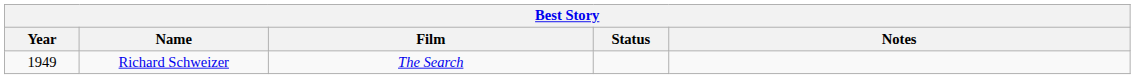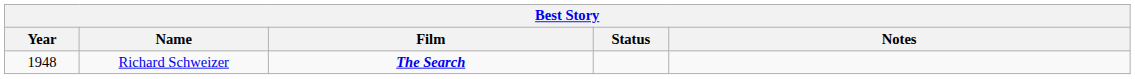(42, 62) 1949 -> (42, 62) 1948
(431, 62) normal -> (431, 62) bold
